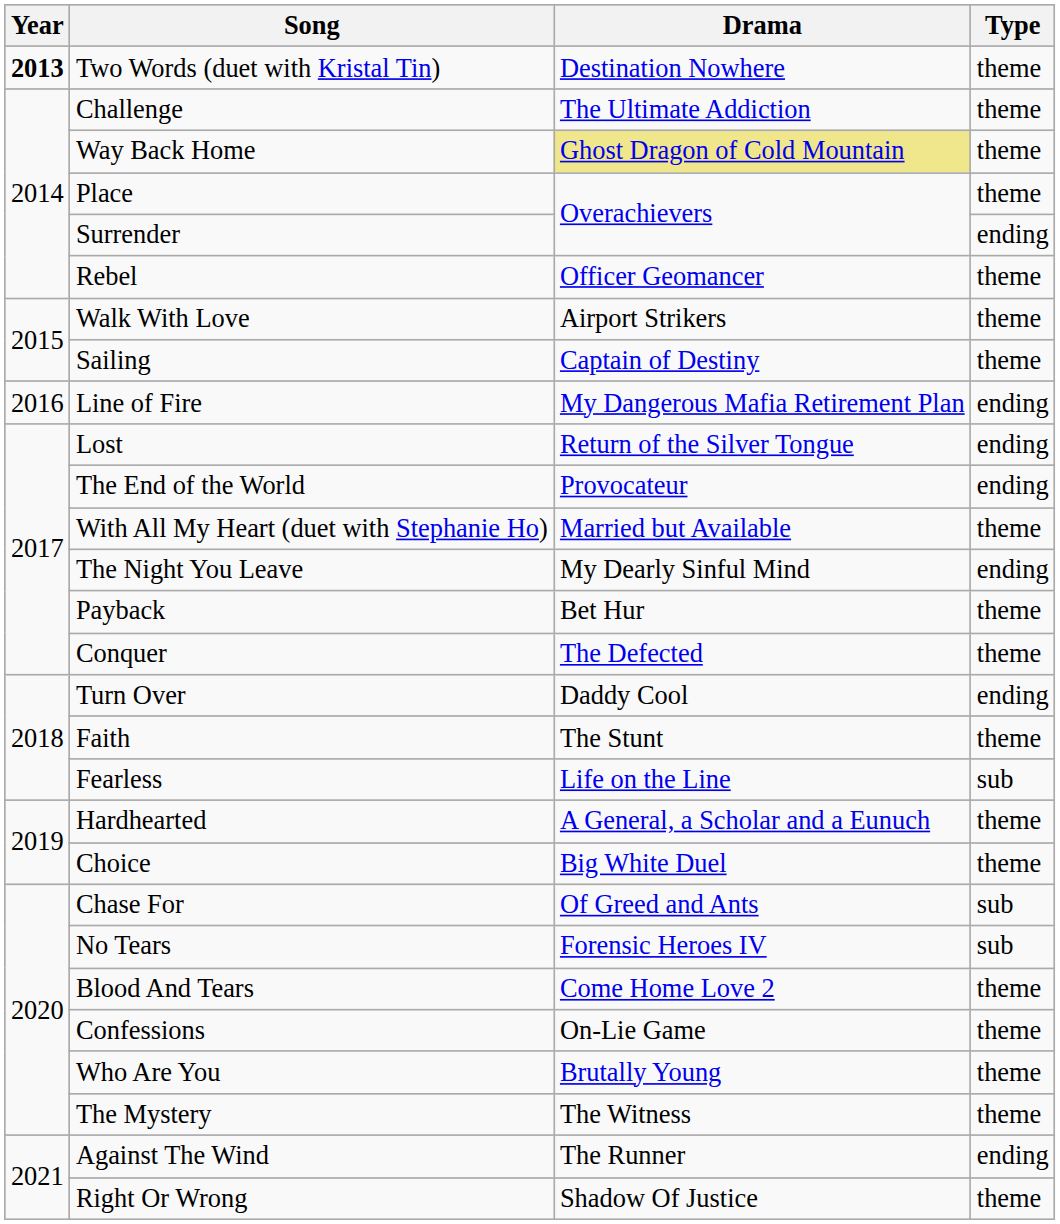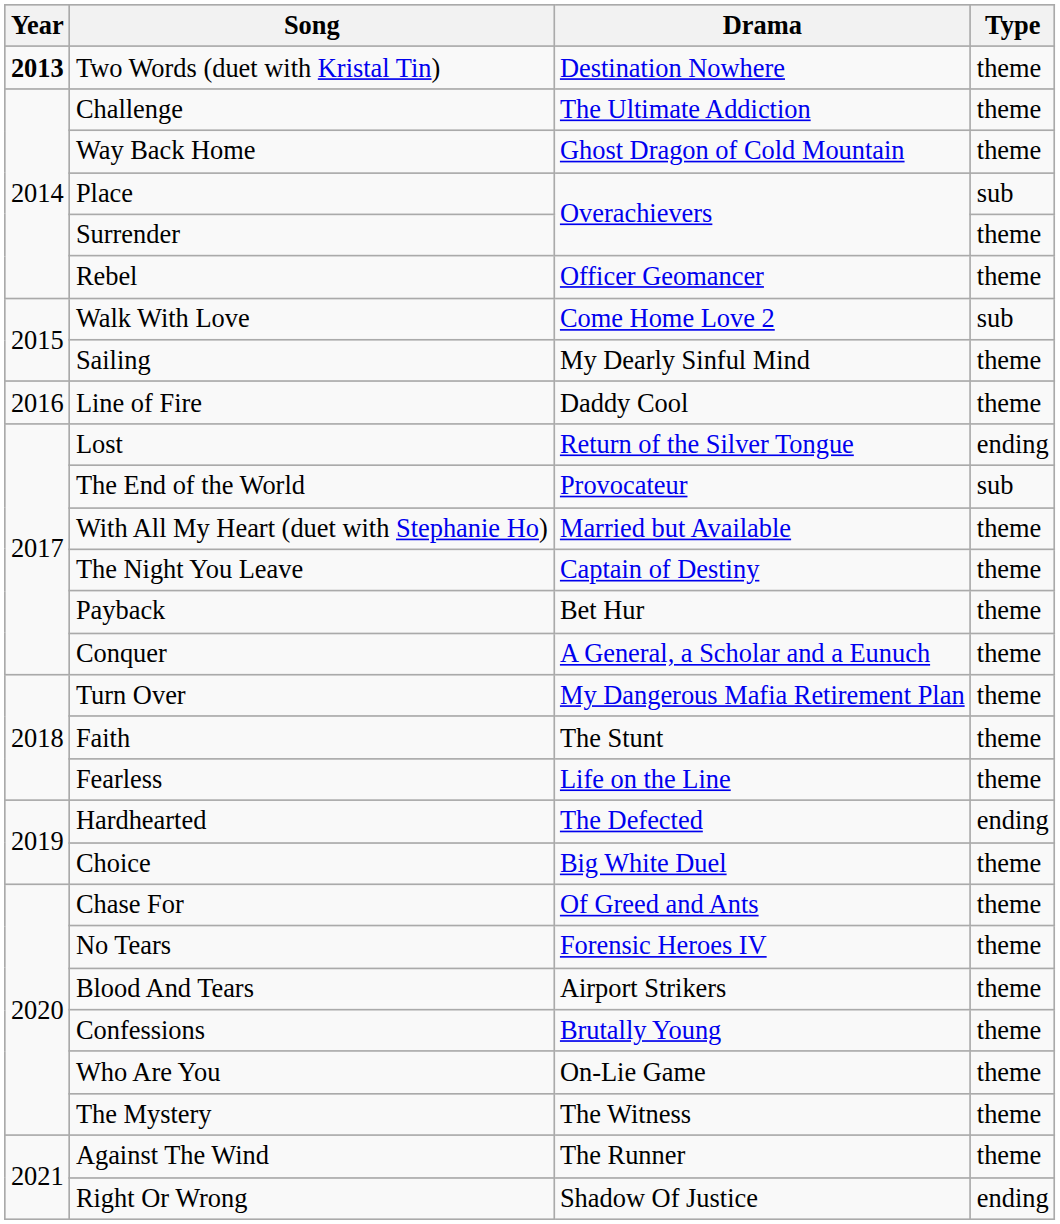(732, 151) khaki background -> (732, 151) no background
(1009, 192) theme -> (995, 192) sub
(1013, 234) ending -> (1009, 234) theme
(643, 318) Airport Strikers -> (667, 318) Come Home Love 2
(1009, 318) theme -> (995, 318) sub
(660, 360) Captain of Destiny -> (685, 360) My Dearly Sinful Mind
(762, 402) My Dangerous Mafia Retirement Plan -> (624, 402) Daddy Cool
(1013, 402) ending -> (1009, 402) theme
(1013, 485) ending -> (995, 485) sub
(685, 569) My Dearly Sinful Mind -> (660, 569) Captain of Destiny
(1013, 569) ending -> (1009, 569) theme
(631, 653) The Defected -> (745, 653) A General, a Scholar and a Eunuch
(624, 695) Daddy Cool -> (762, 695) My Dangerous Mafia Retirement Plan
(1013, 695) ending -> (1009, 695) theme
(995, 779) sub -> (1009, 779) theme
(745, 820) A General, a Scholar and a Eunuch -> (631, 820) The Defected
(1009, 820) theme -> (1013, 820) ending
(995, 904) sub -> (1009, 904) theme
(995, 946) sub -> (1009, 946) theme
(667, 988) Come Home Love 2 -> (643, 988) Airport Strikers
(633, 1030) On-Lie Game -> (641, 1030) Brutally Young
(641, 1072) Brutally Young -> (633, 1072) On-Lie Game
(1013, 1155) ending -> (1009, 1155) theme
(1009, 1197) theme -> (1013, 1197) ending
